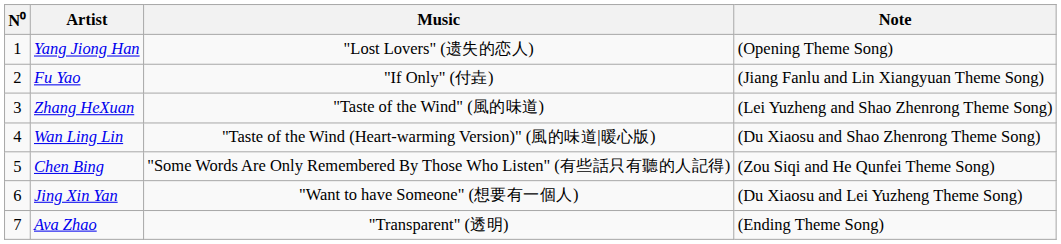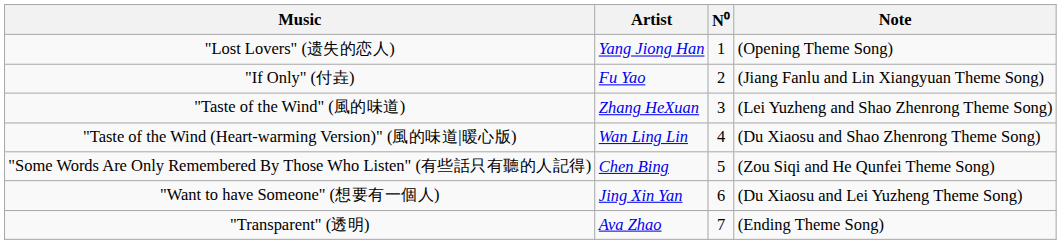columns swapped: (17, 20) <-> (439, 19)
